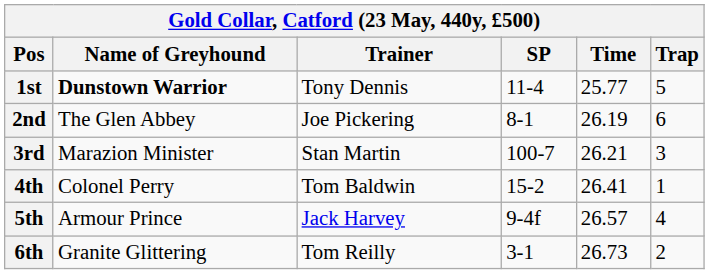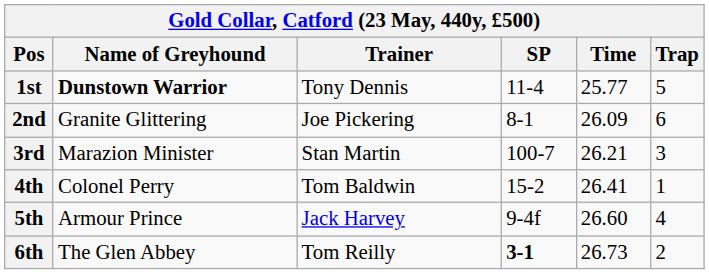(127, 119) The Glen Abbey -> (132, 119) Granite Glittering
(604, 119) 26.19 -> (604, 119) 26.09
(604, 218) 26.57 -> (604, 218) 26.60
(132, 251) Granite Glittering -> (127, 251) The Glen Abbey
(520, 251) normal -> (520, 251) bold
